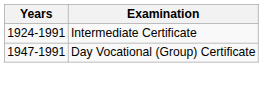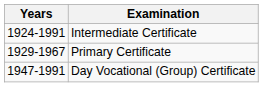+ row: (121, 52)
